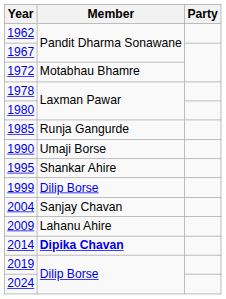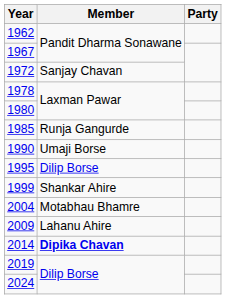(90, 71) Motabhau Bhamre -> (81, 71) Sanjay Chavan
(78, 168) Shankar Ahire -> (69, 168) Dilip Borse
(69, 187) Dilip Borse -> (78, 187) Shankar Ahire
(81, 206) Sanjay Chavan -> (90, 206) Motabhau Bhamre
